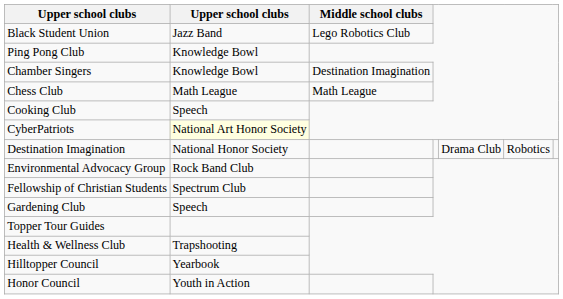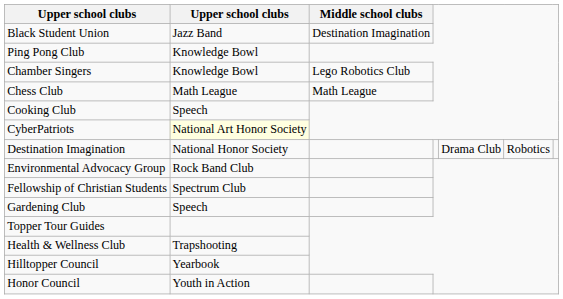(361, 33) Lego Robotics Club -> (371, 33) Destination Imagination
(371, 71) Destination Imagination -> (361, 71) Lego Robotics Club
